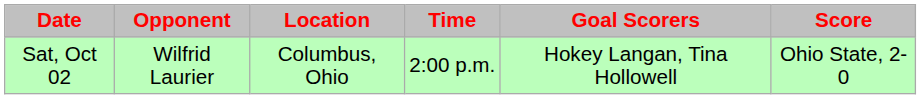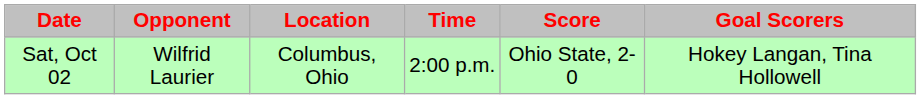columns swapped: (844, 20) <-> (636, 20)
